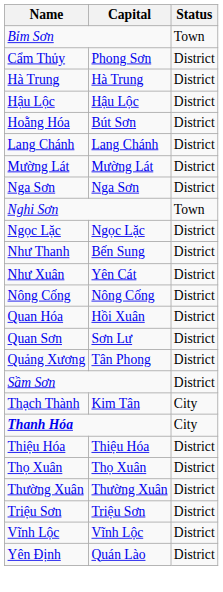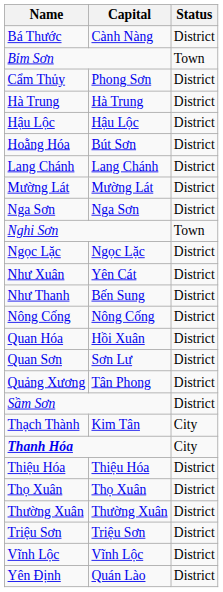+ row: (35, 36)
rows swapped: (39, 252) <-> (36, 274)
